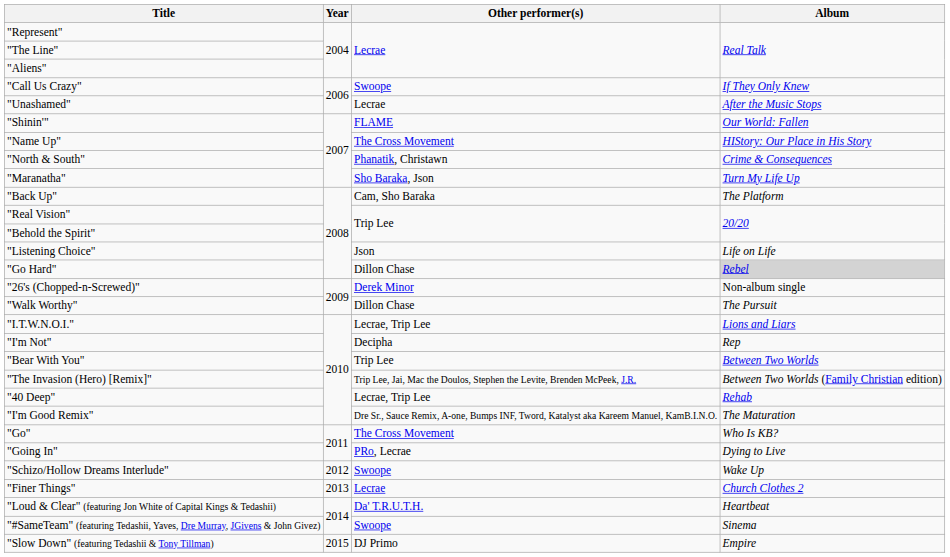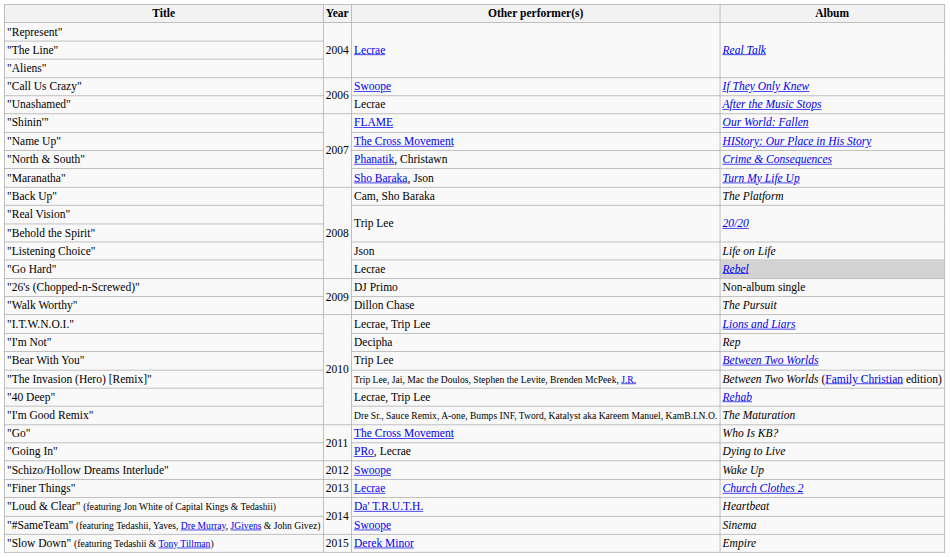(384, 269) Dillon Chase -> (370, 269) Lecrae
(384, 287) Derek Minor -> (376, 287) DJ Primo
(376, 543) DJ Primo -> (384, 543) Derek Minor
